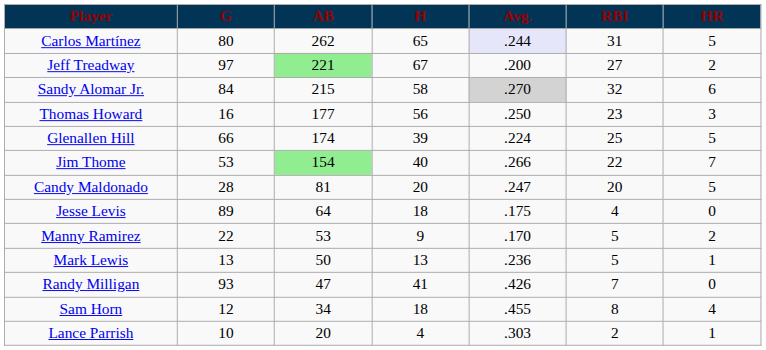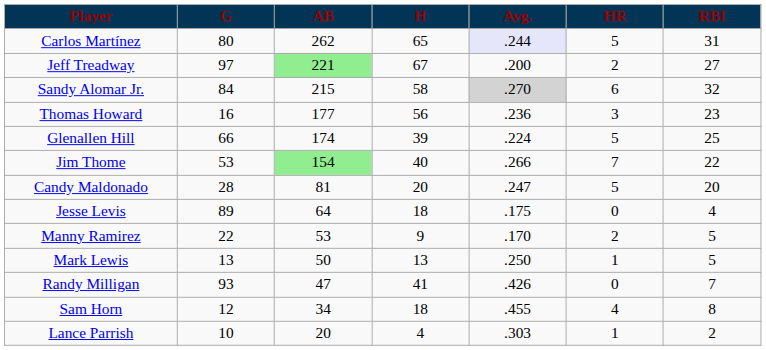columns swapped: (712, 16) <-> (615, 16)
(518, 114) .250 -> (518, 114) .236
(518, 260) .236 -> (518, 260) .250
